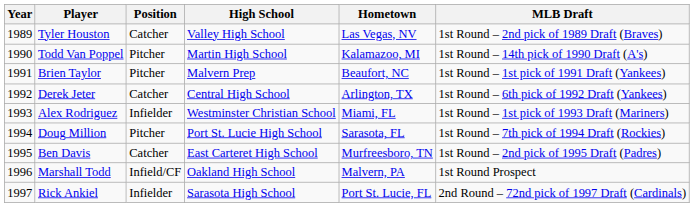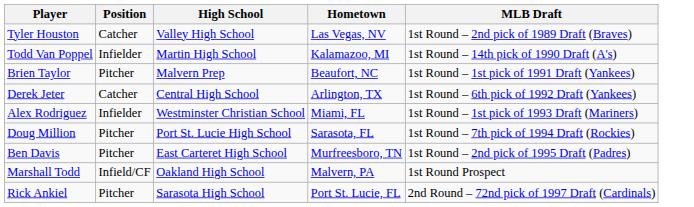- column: (20, 14)
(147, 53) Pitcher -> (120, 53) Infielder
(149, 152) Catcher -> (116, 152) Pitcher
(151, 192) Infielder -> (116, 192) Pitcher
